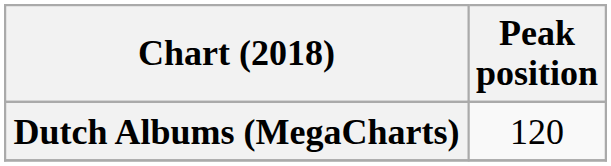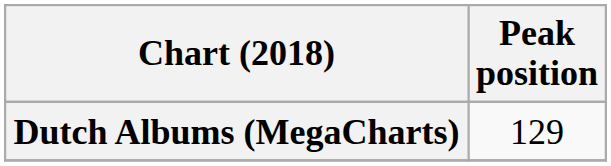(537, 130) 120 -> (537, 130) 129
